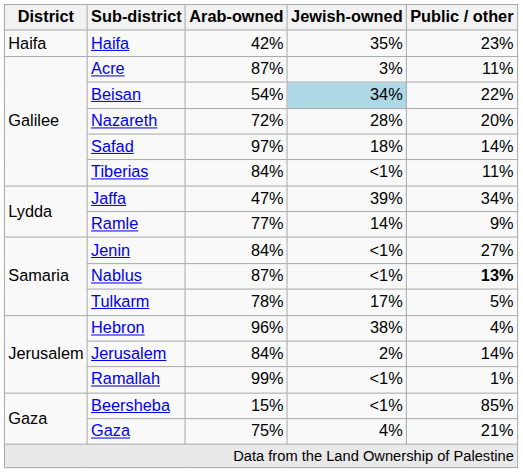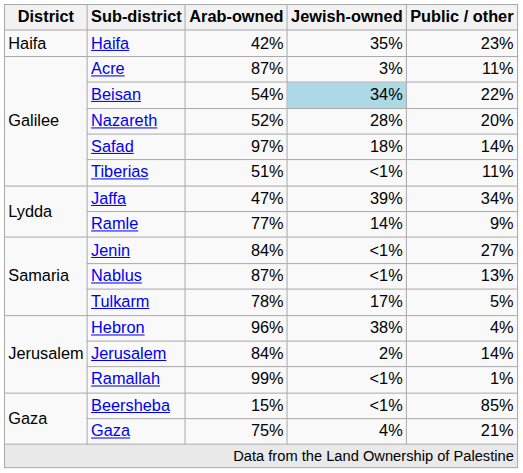(267, 120) 72% -> (267, 120) 52%
(267, 172) 84% -> (267, 172) 51%
(497, 276) bold -> (497, 276) normal
